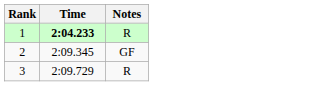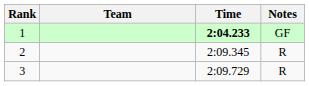+ column: (118, 14)
(127, 33) R -> (282, 33) GF
(127, 52) GF -> (282, 52) R
